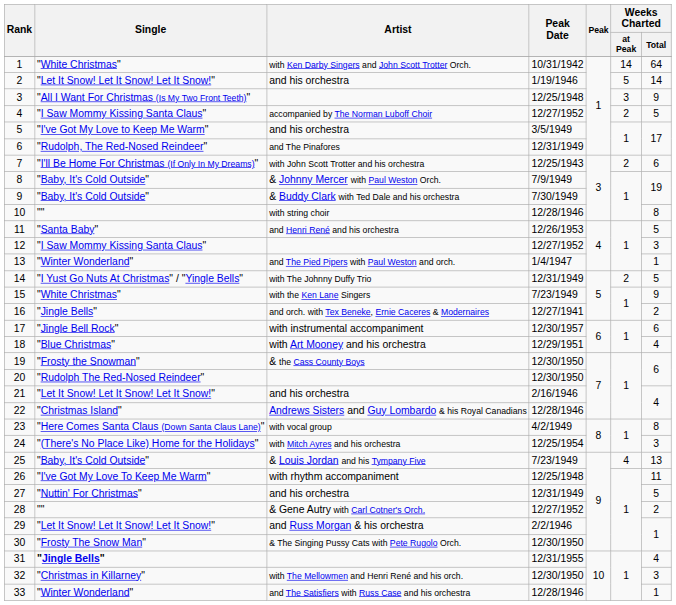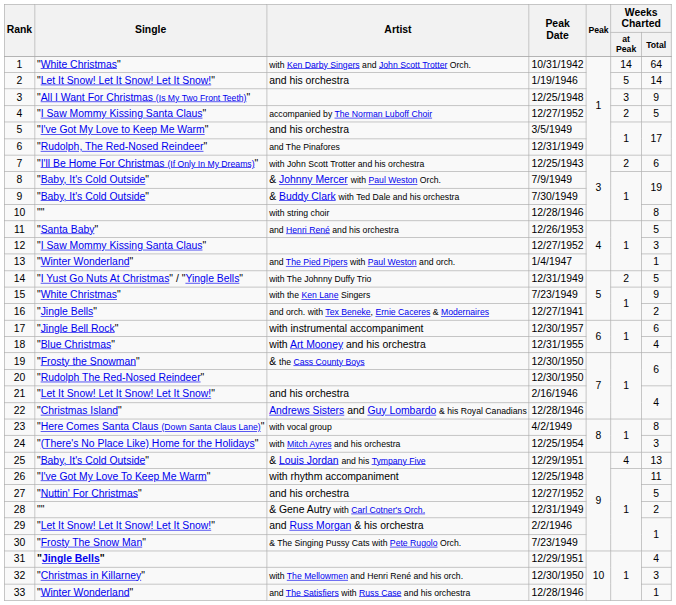(558, 344) 12/29/1951 -> (558, 344) 12/31/1955
(555, 460) 7/23/1949 -> (558, 460) 12/29/1951
(558, 493) 12/31/1949 -> (558, 493) 12/27/1952
(558, 509) 12/27/1952 -> (558, 509) 12/31/1949
(558, 542) 12/30/1950 -> (555, 542) 7/23/1949
(558, 559) 12/31/1955 -> (558, 559) 12/29/1951
